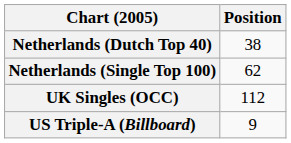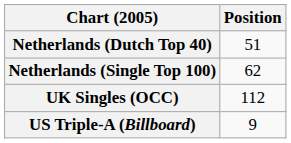(253, 44) 38 -> (253, 44) 51
